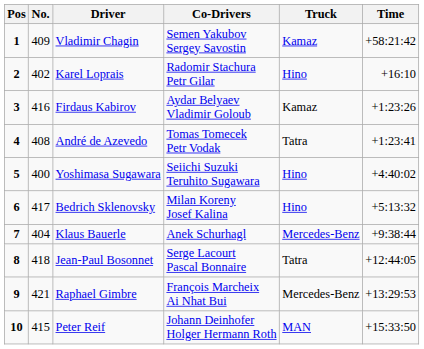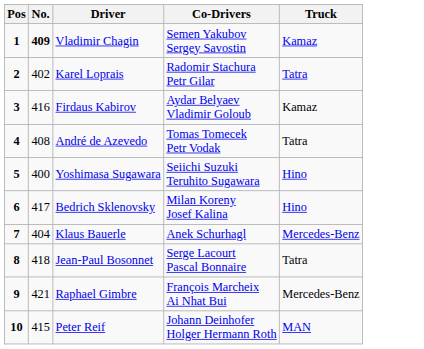- column: (391, 14)
(41, 40) normal -> (41, 40) bold
(295, 74) Hino -> (295, 74) Tatra
